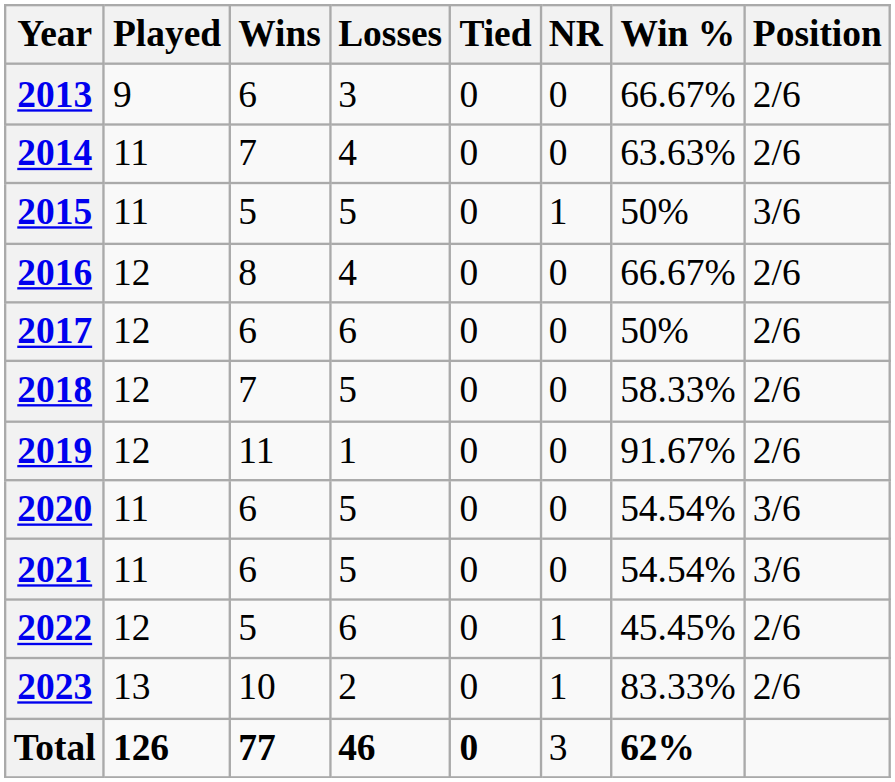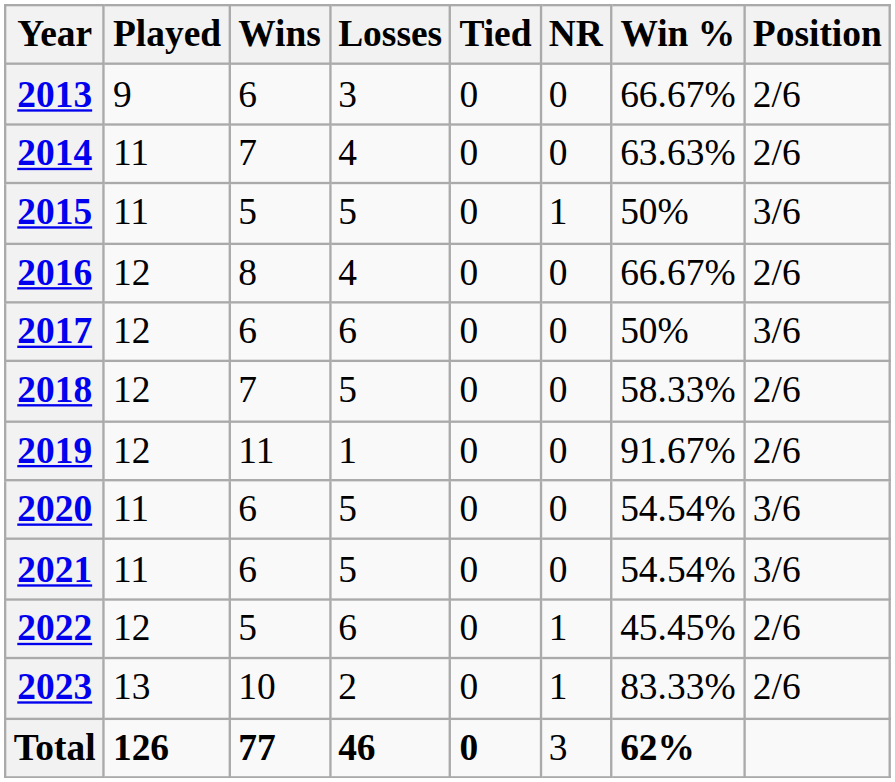(777, 331) 2/6 -> (777, 331) 3/6
